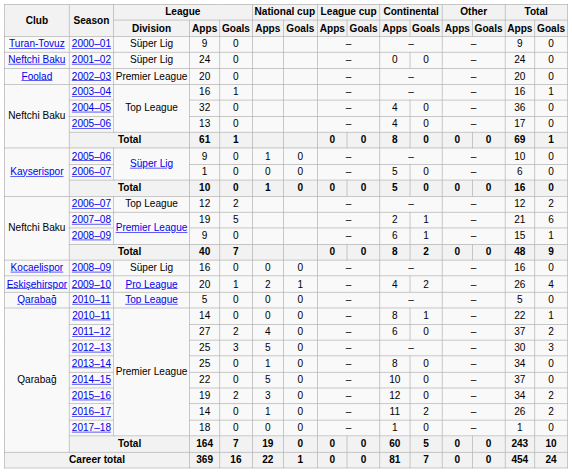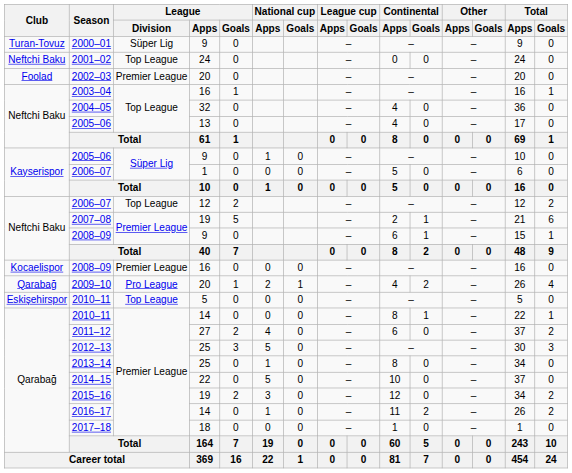(152, 60) Süper Lig -> (152, 60) Top League
(152, 268) Süper Lig -> (152, 268) Premier League
(37, 284) Eskişehirspor -> (37, 284) Qarabağ
(37, 300) Qarabağ -> (37, 300) Eskişehirspor
